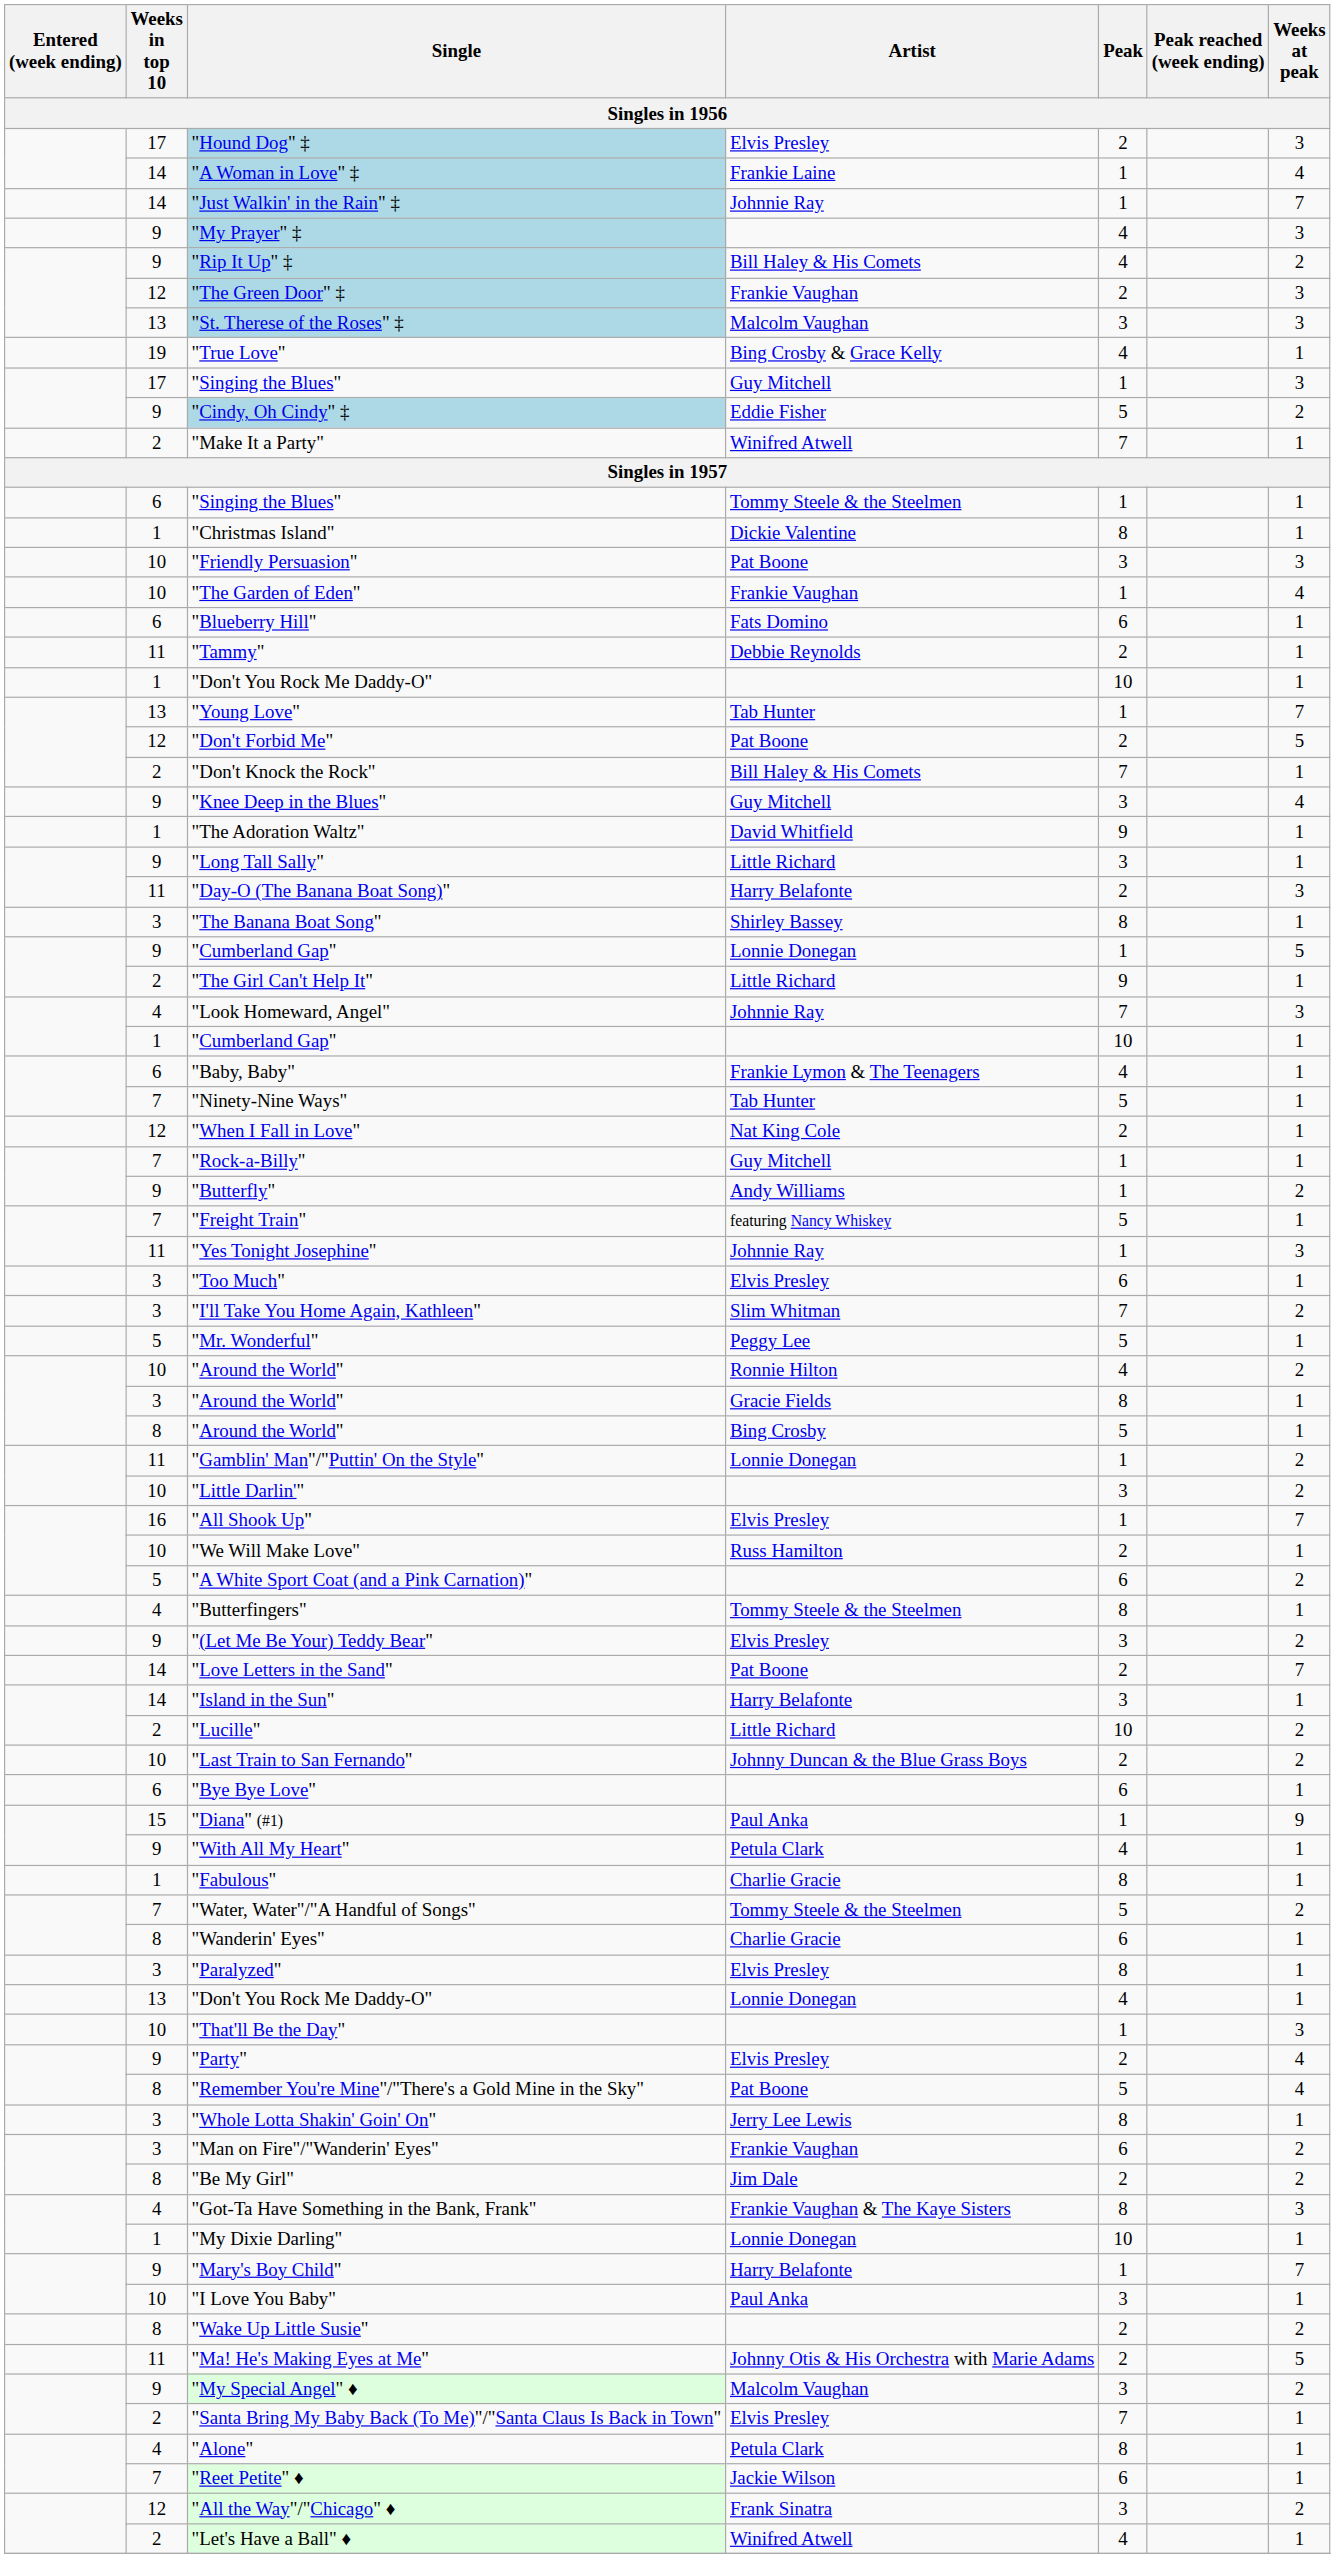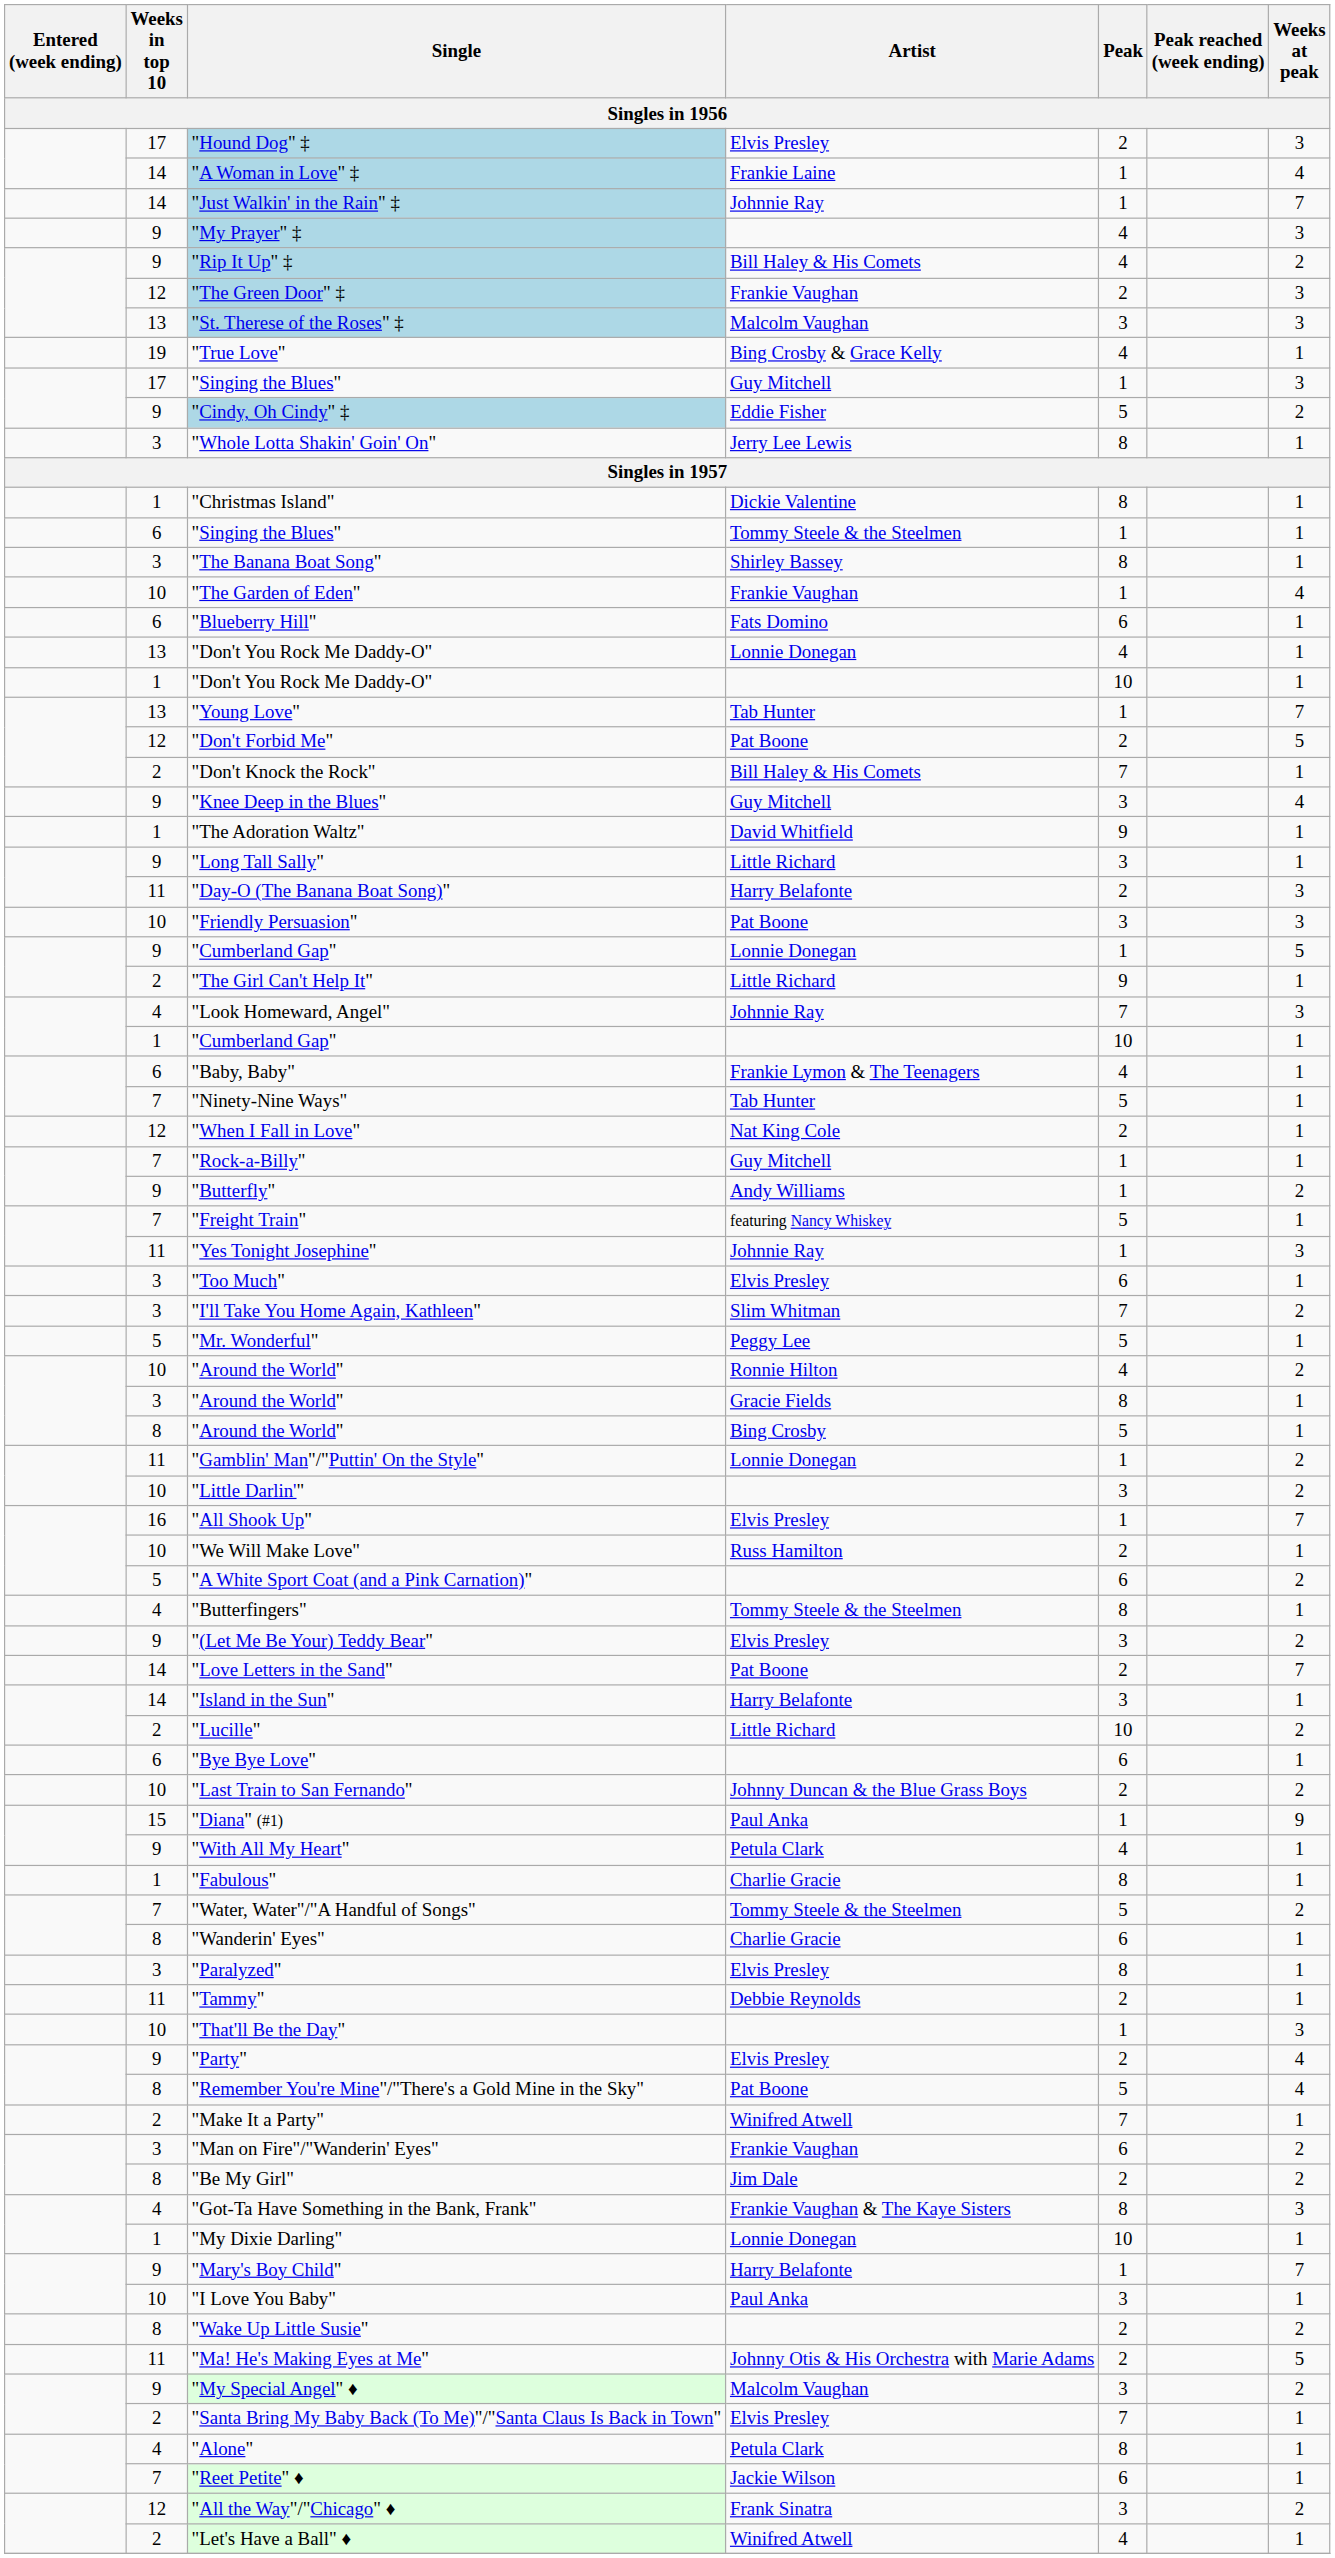rows swapped: (258, 442) <-> (314, 2119)
rows swapped: (263, 532) <-> (266, 502)
rows swapped: (275, 562) <-> (287, 921)
rows swapped: (312, 1999) <-> (228, 652)
rows swapped: (254, 1789) <-> (302, 1759)
